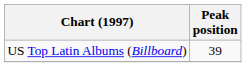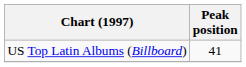(215, 51) 39 -> (215, 51) 41
